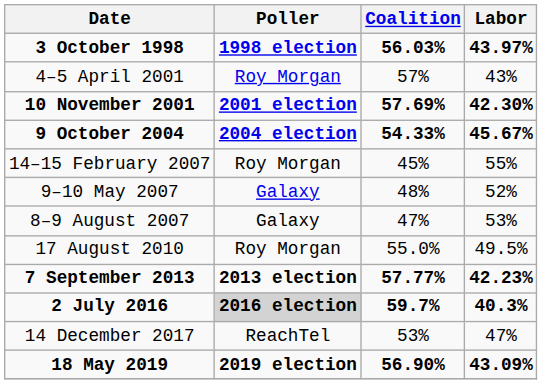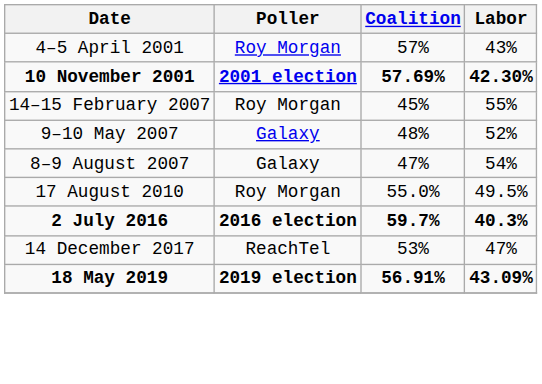- row: (110, 48)
- row: (110, 134)
(501, 221) 53% -> (501, 163) 54%
- row: (110, 278)
(288, 307) lightgrey background -> (288, 221) no background
(413, 365) 56.90% -> (413, 278) 56.91%
